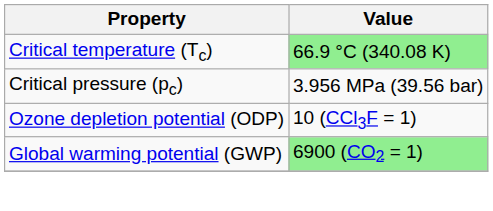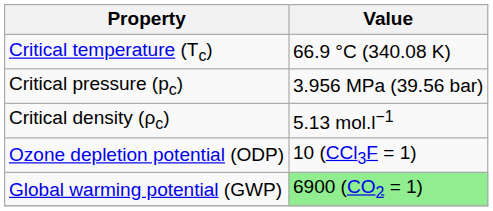(372, 51) lightgreen background -> (372, 51) no background
+ row: (89, 120)
